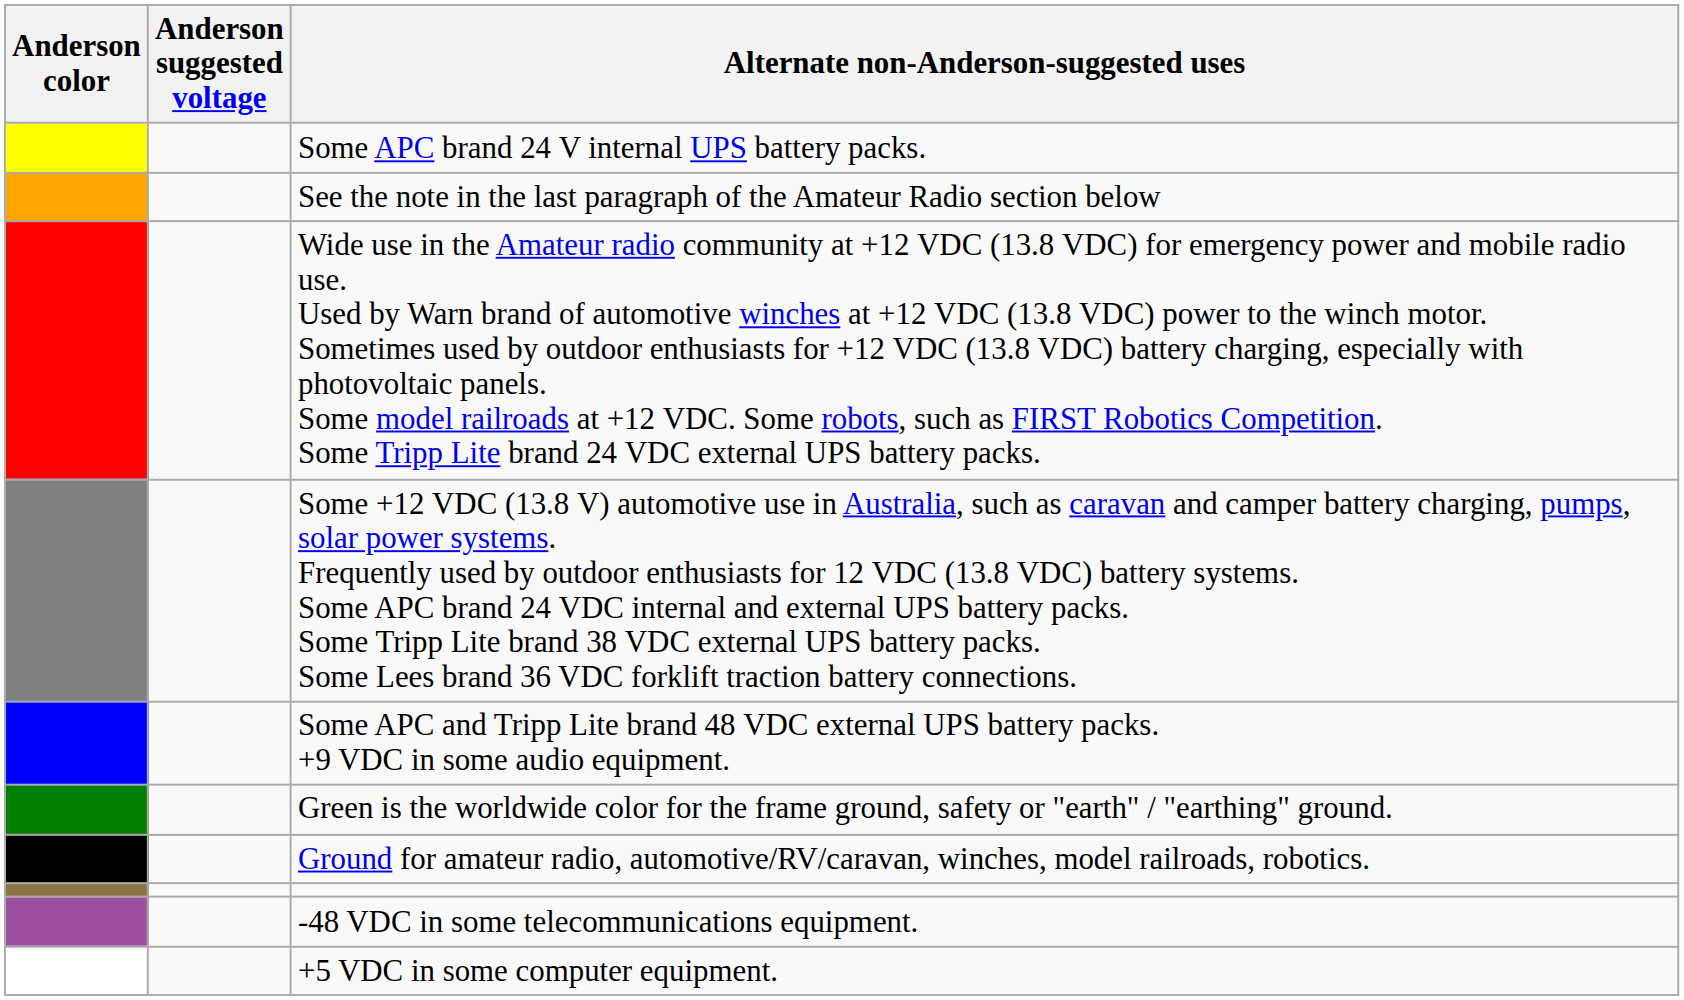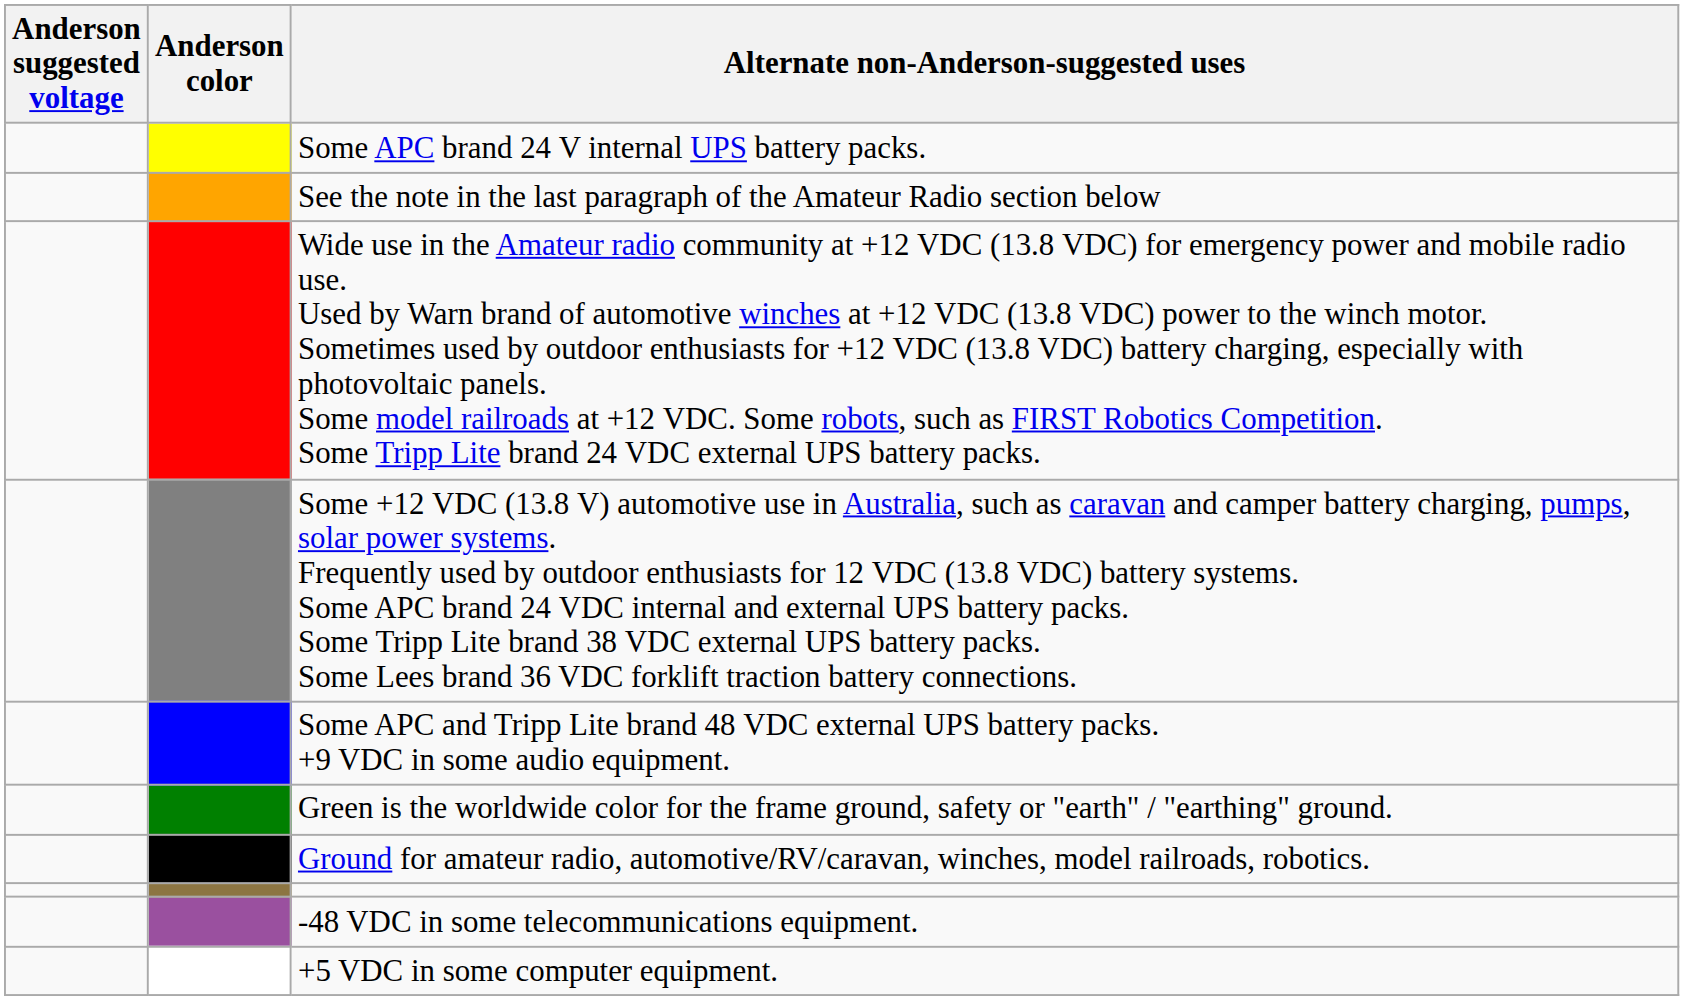columns swapped: (76, 63) <-> (219, 63)
